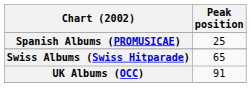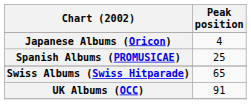+ row: (98, 41)
